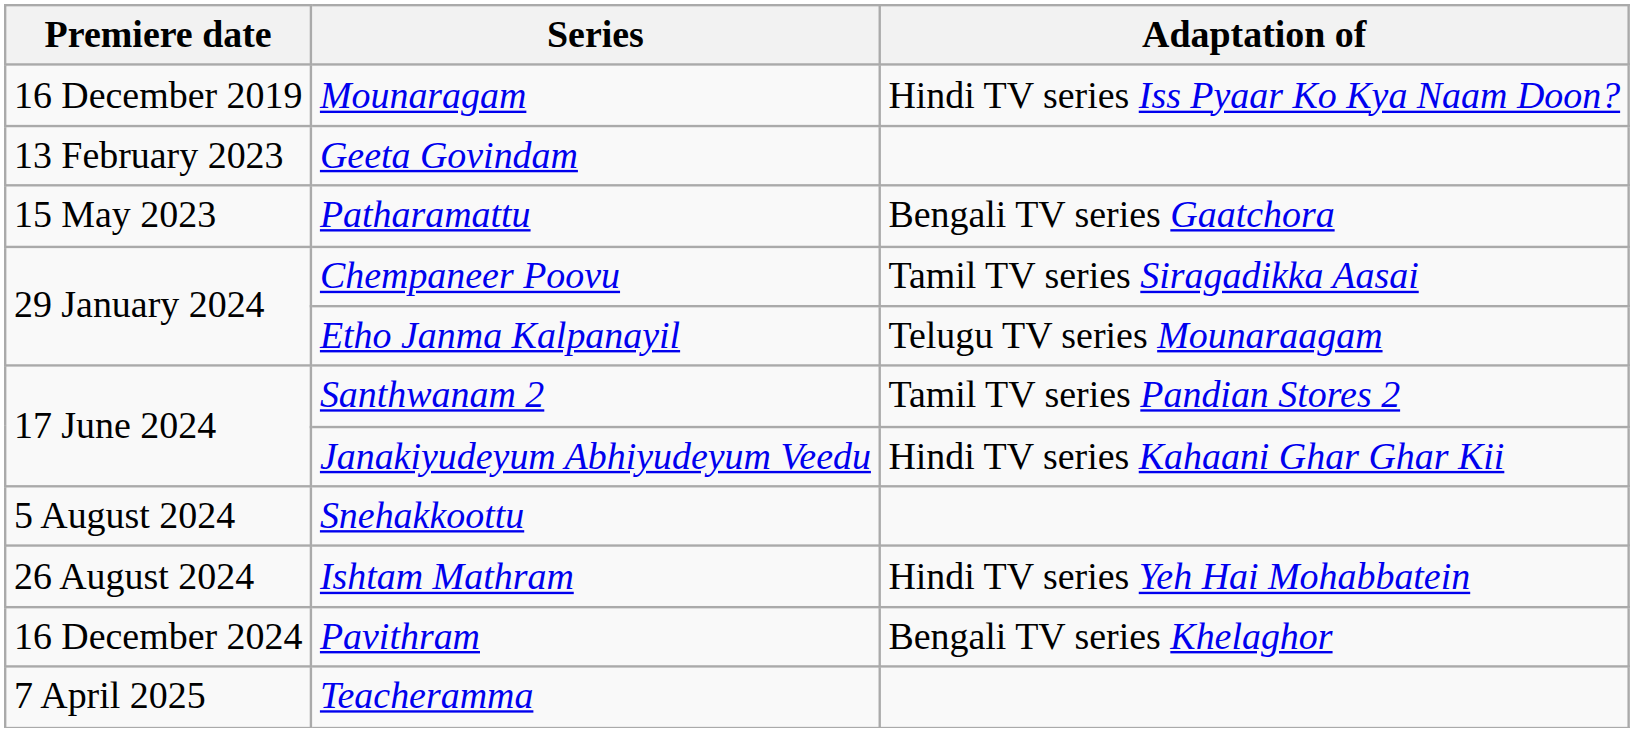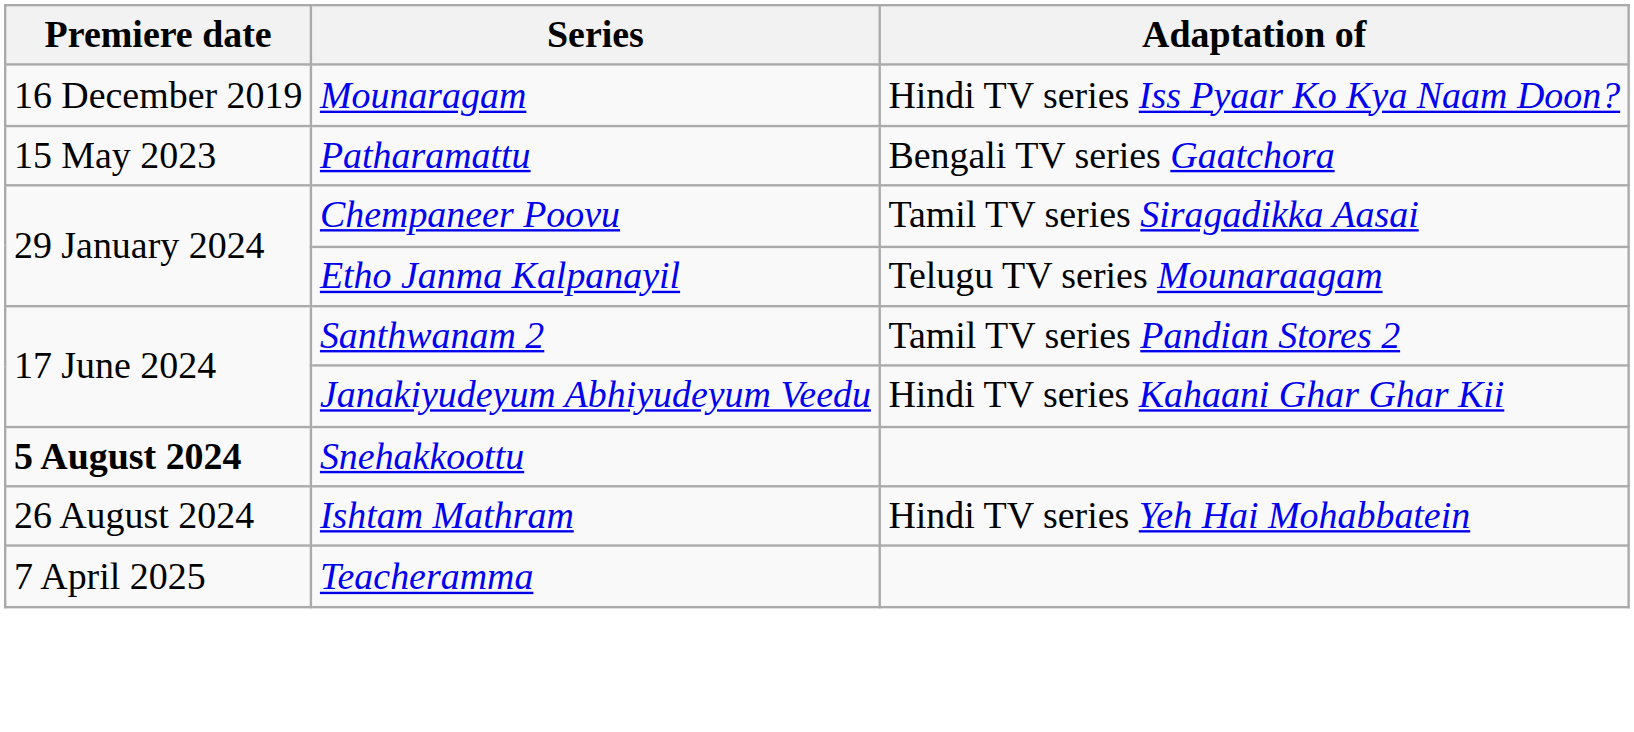- row: (449, 154)
(125, 515) normal -> (128, 455) bold
- row: (400, 635)
